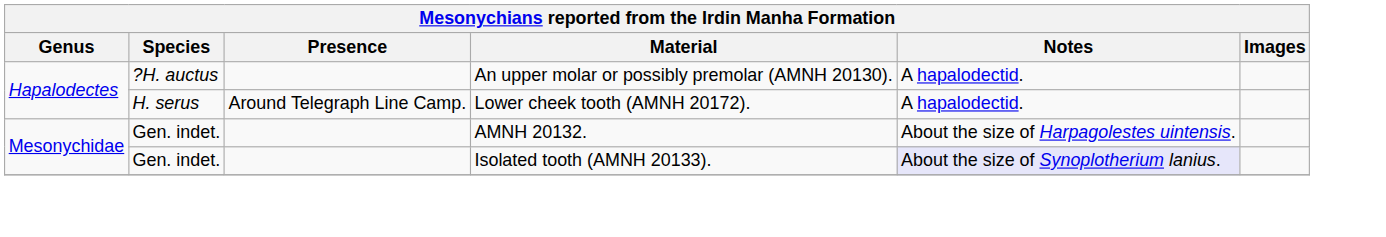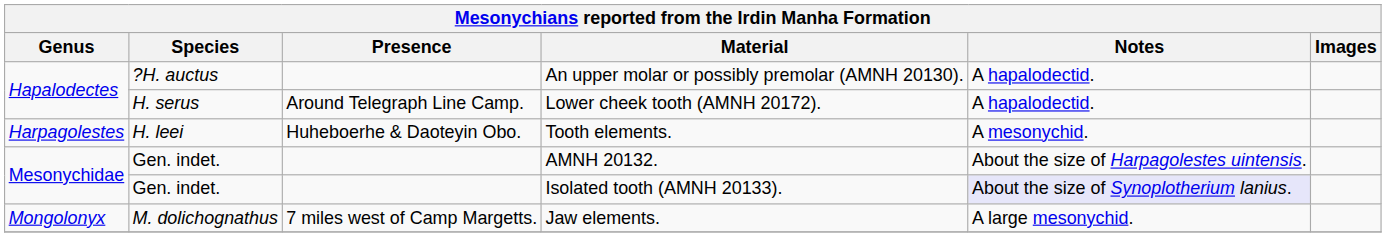+ row: (609, 132)
+ row: (603, 217)
